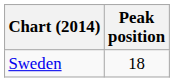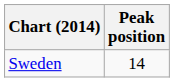(137, 63) 18 -> (137, 63) 14
